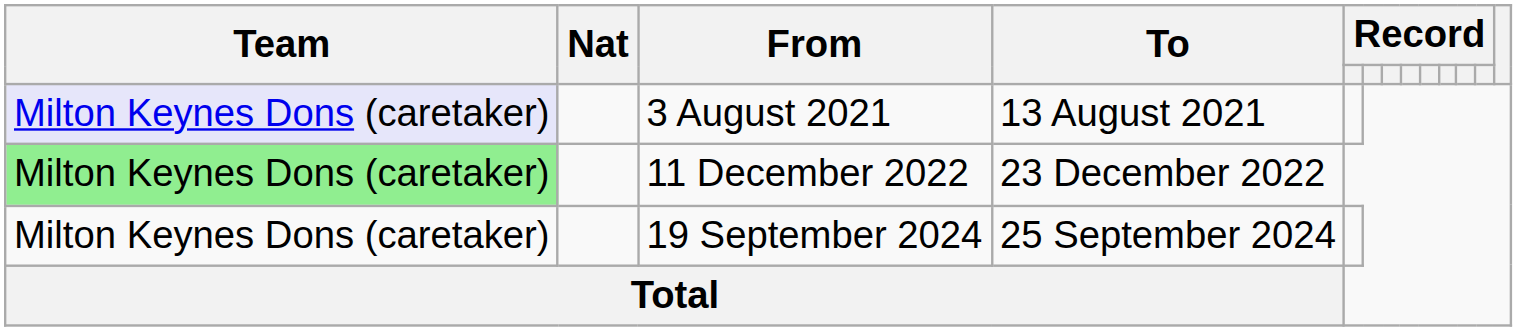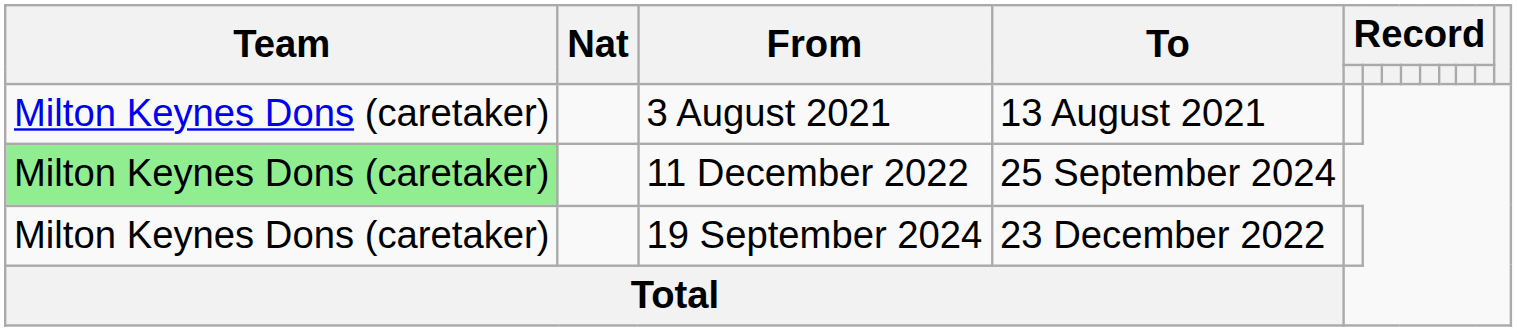(282, 113) lavender background -> (282, 113) no background
(1163, 173) 23 December 2022 -> (1168, 173) 25 September 2024
(1168, 234) 25 September 2024 -> (1163, 234) 23 December 2022
